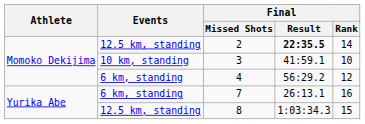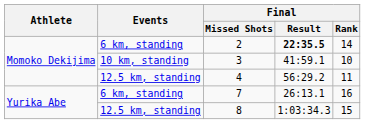(150, 44) 12.5 km, standing -> (142, 44) 6 km, standing
(142, 77) 6 km, standing -> (150, 77) 12.5 km, standing
(347, 77) 12 -> (347, 77) 11
